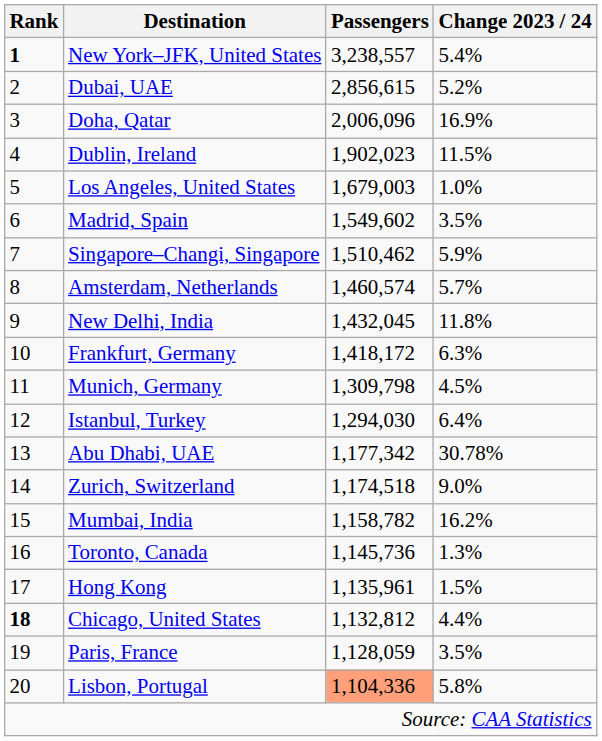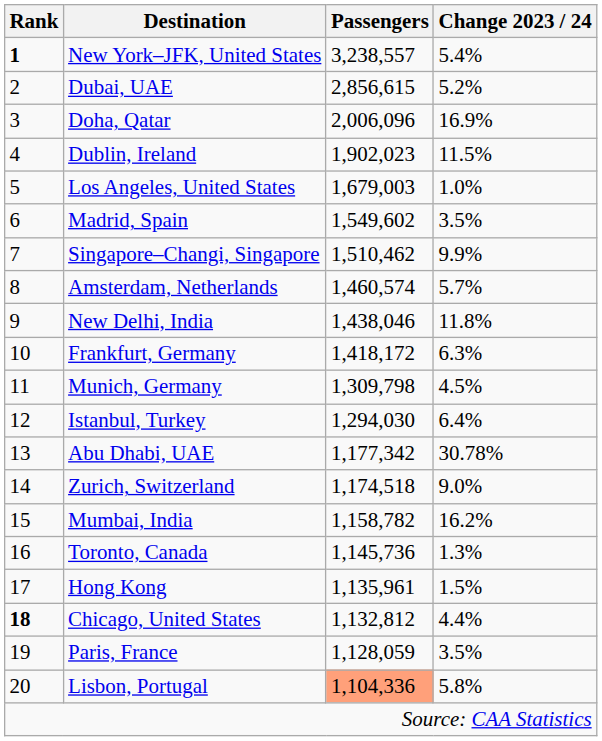(460, 253) 5.9% -> (460, 253) 9.9%
(373, 320) 1,432,045 -> (373, 320) 1,438,046
